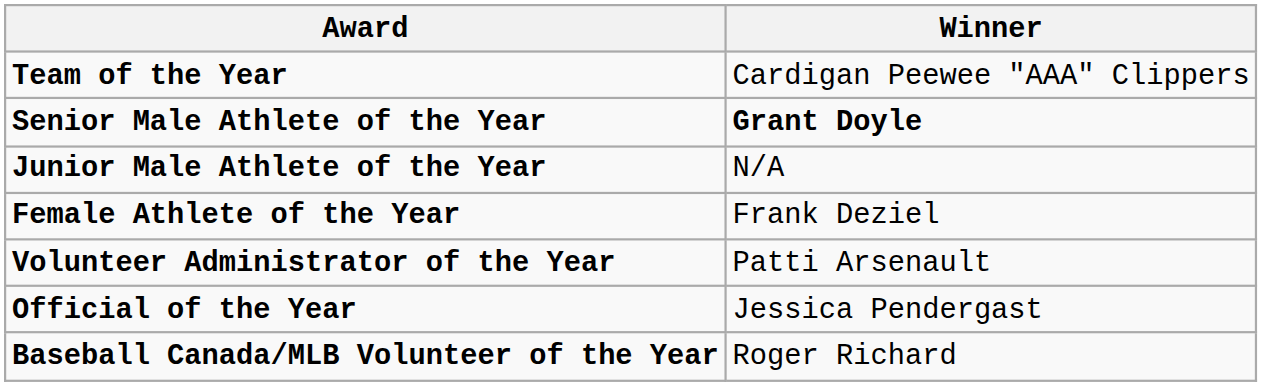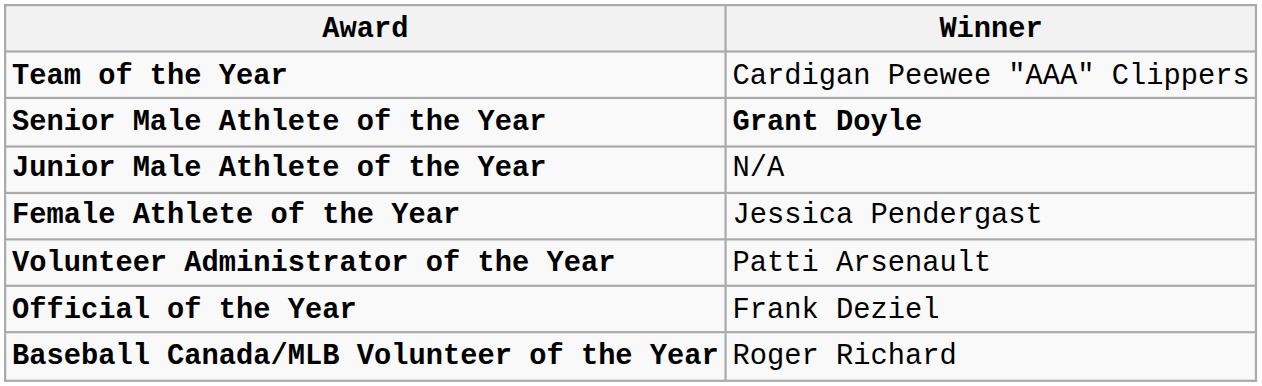(836, 216) Frank Deziel -> (888, 216) Jessica Pendergast
(888, 309) Jessica Pendergast -> (836, 309) Frank Deziel
